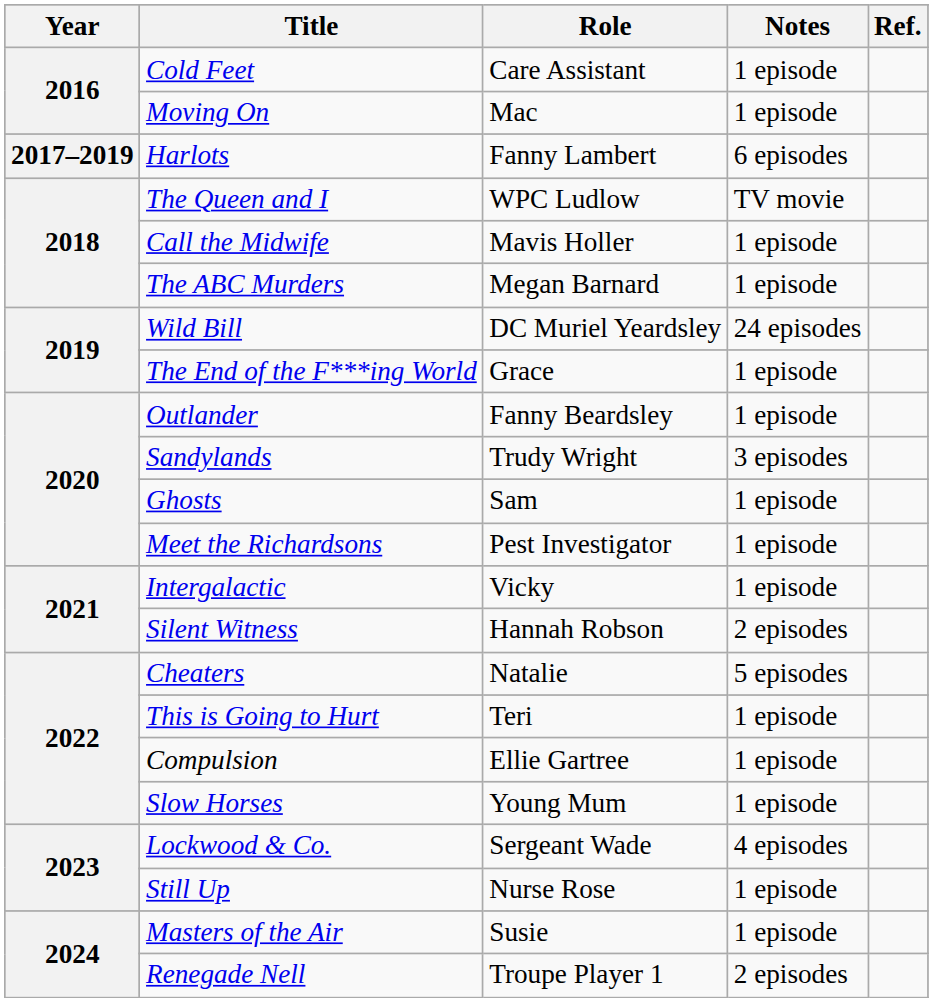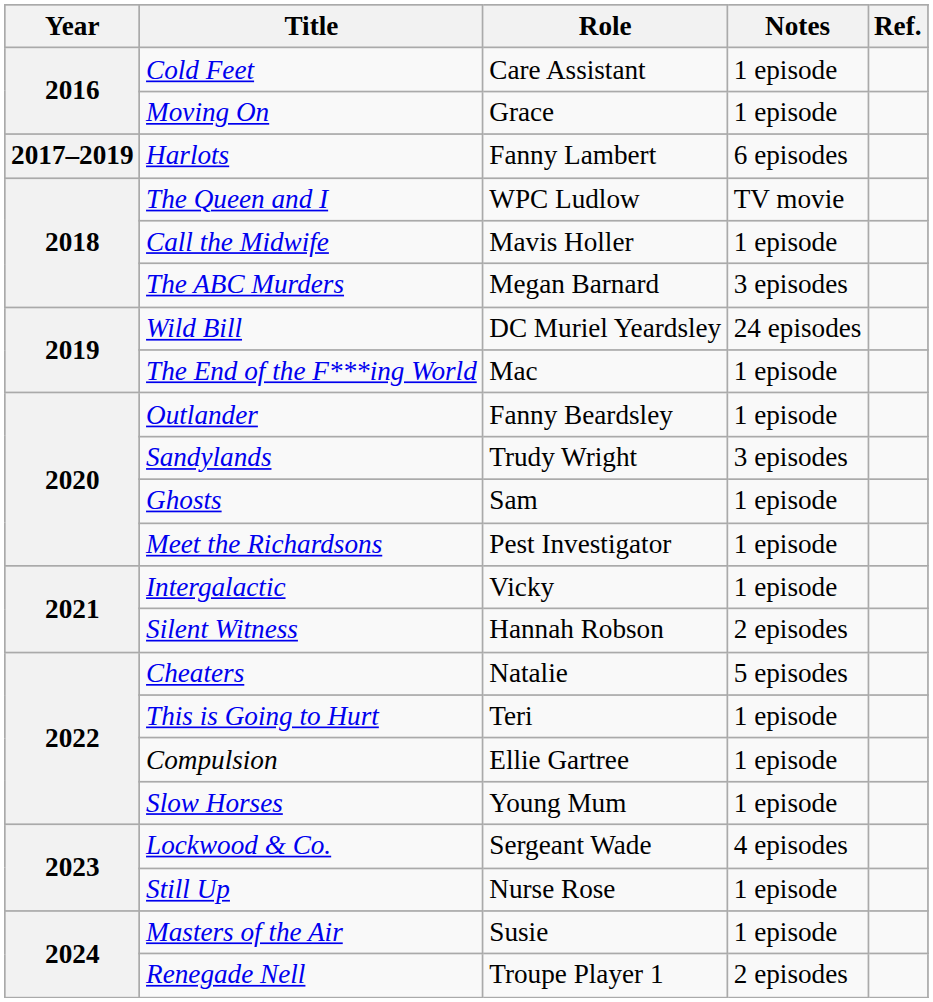(513, 112) Mac -> (522, 112) Grace
(785, 284) 1 episode -> (791, 284) 3 episodes
(522, 371) Grace -> (513, 371) Mac
